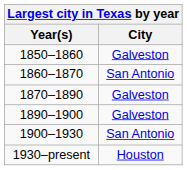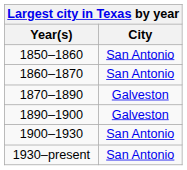(140, 54) Galveston -> (140, 54) San Antonio
(140, 154) Houston -> (140, 154) San Antonio
